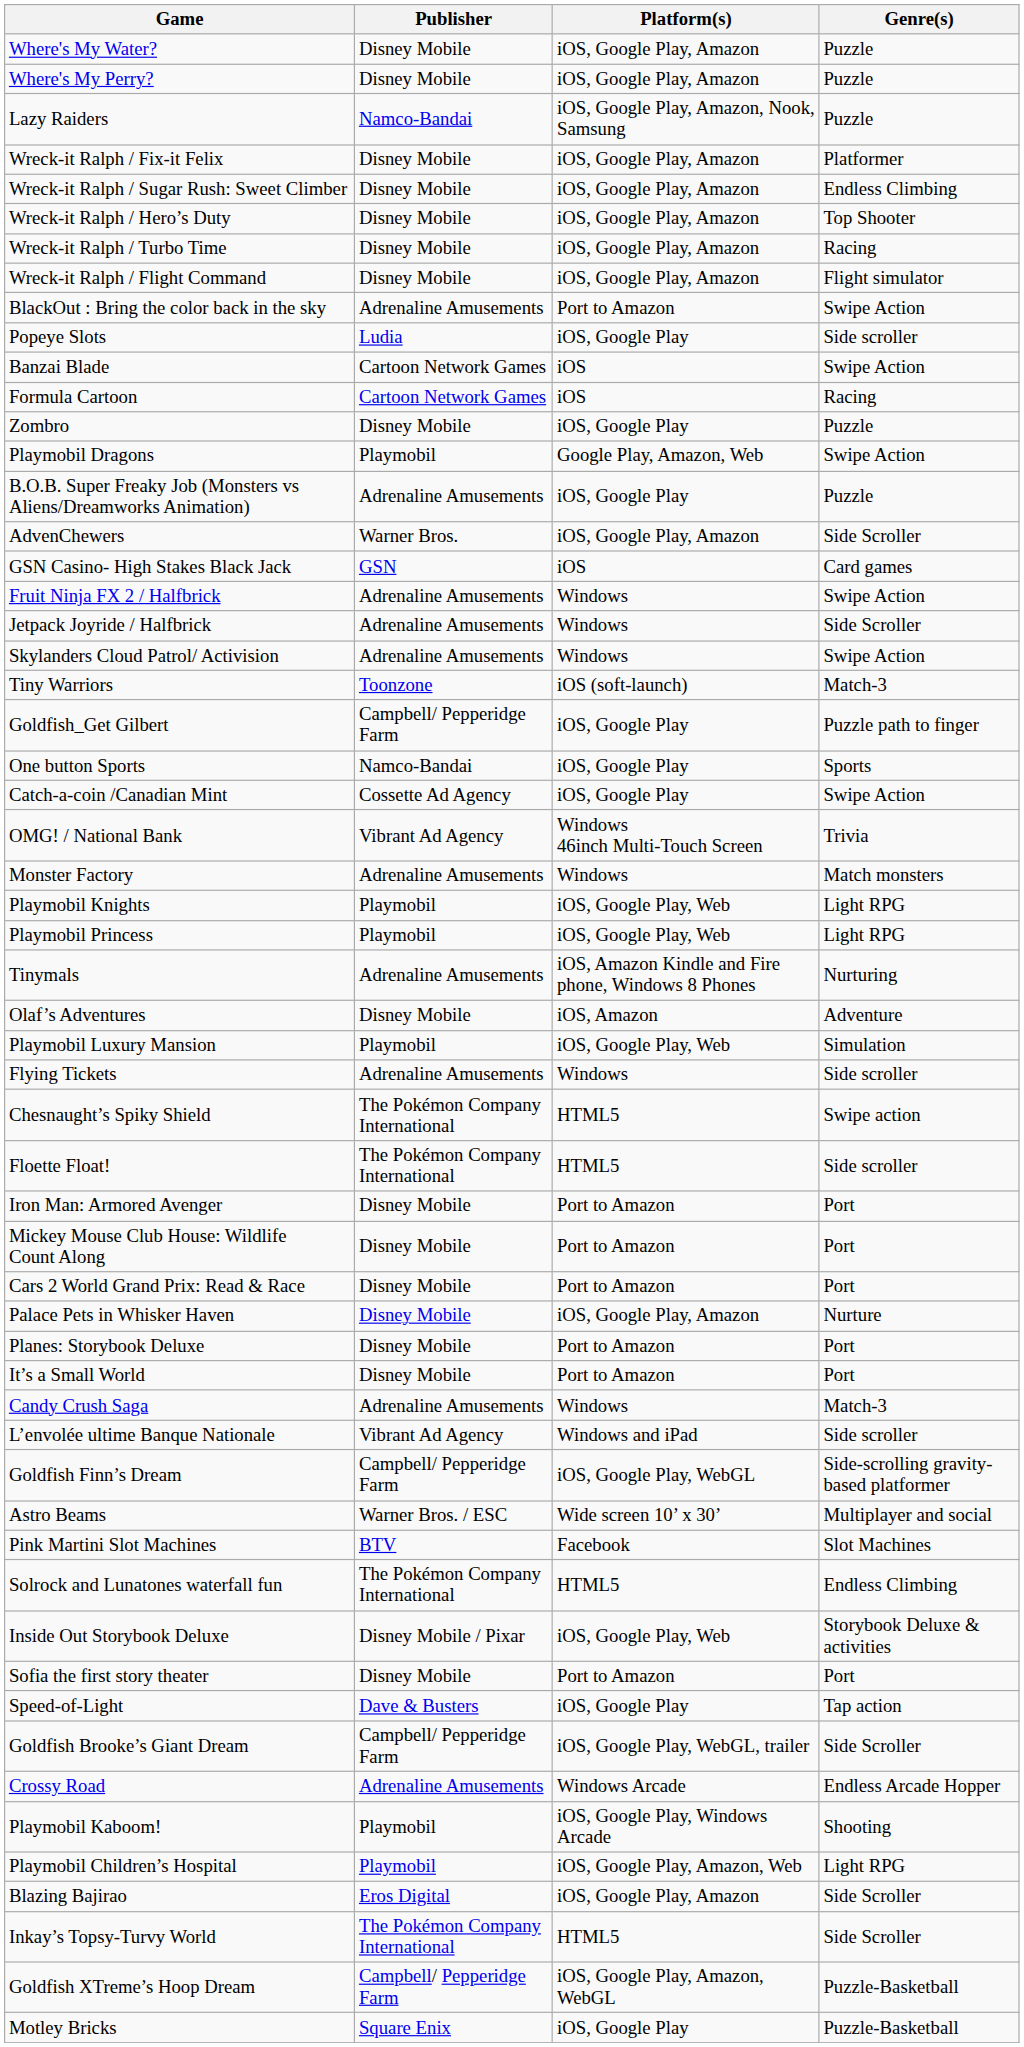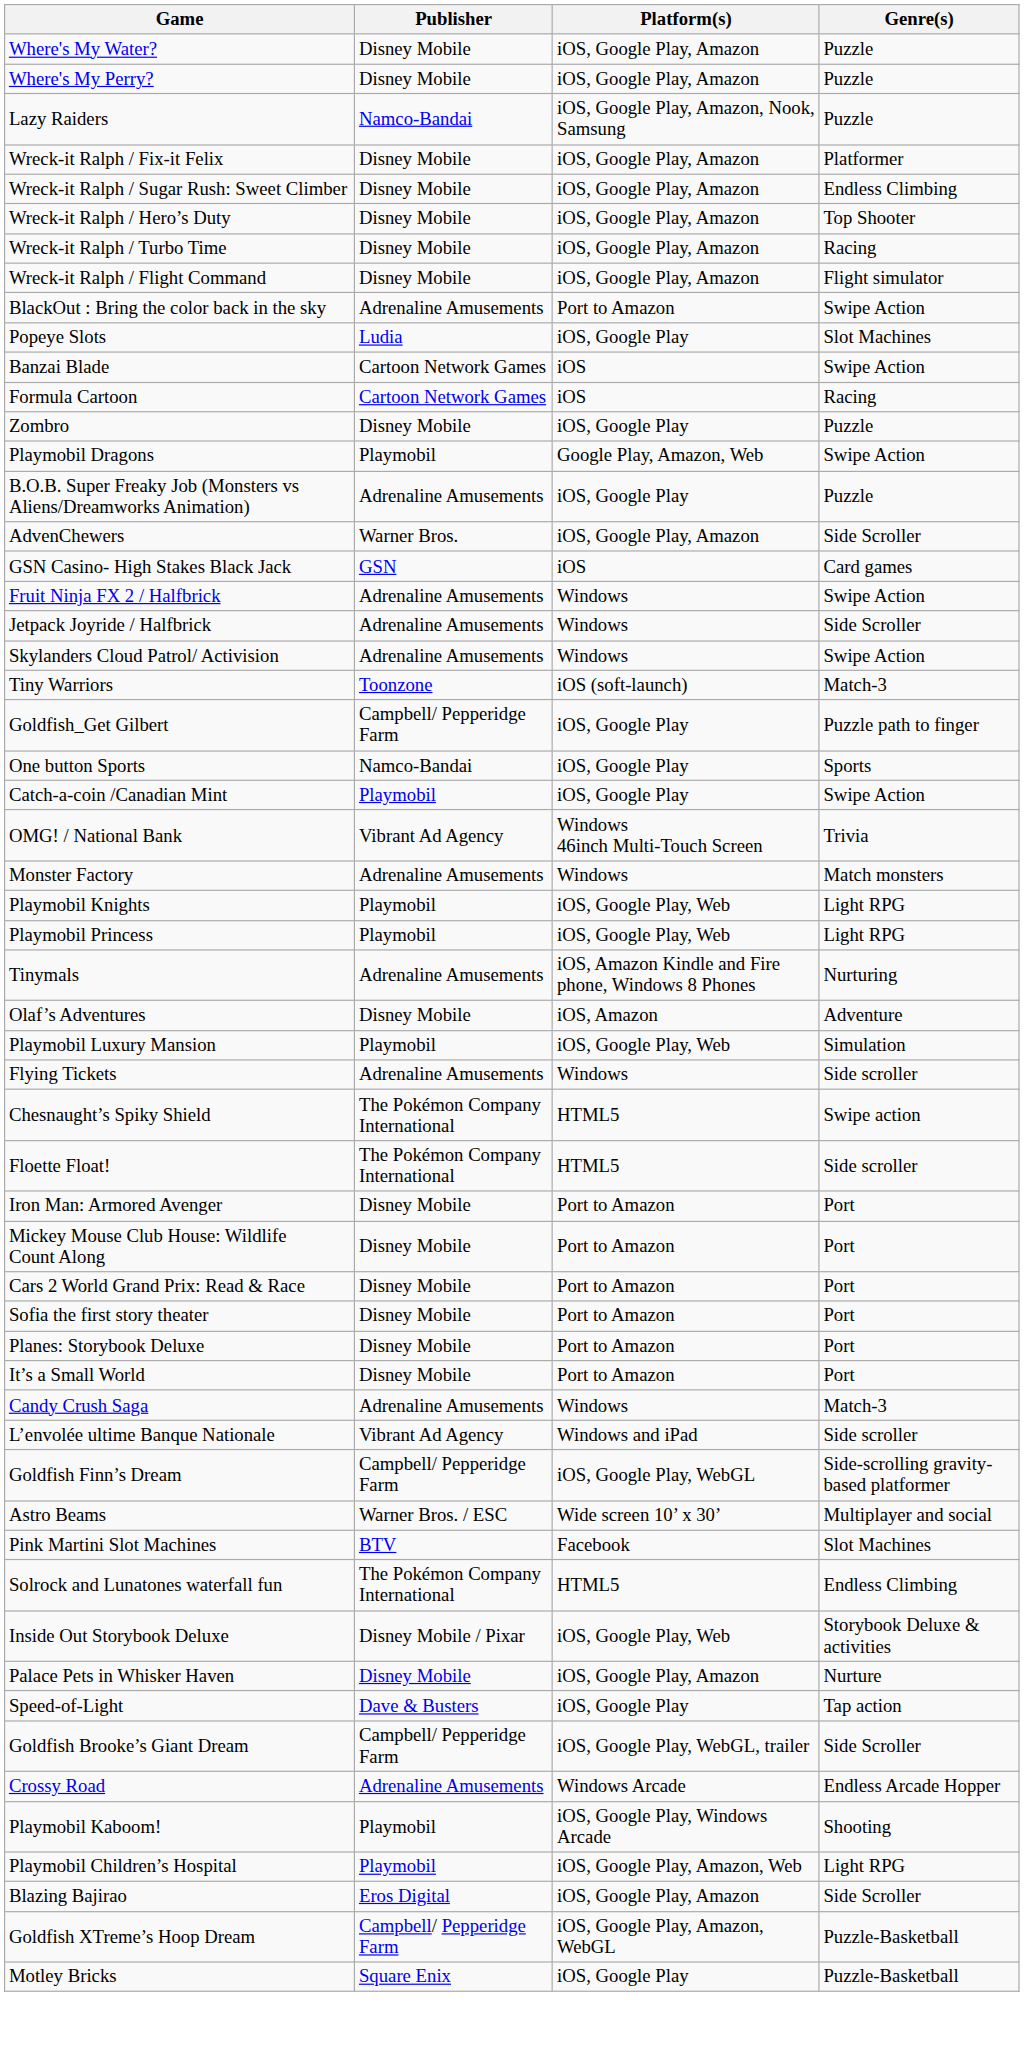(871, 337) Side scroller -> (877, 337) Slot Machines
(435, 795) Cossette Ad Agency -> (397, 795) Playmobil
rows swapped: (109, 1676) <-> (122, 1315)
- row: (112, 1936)
